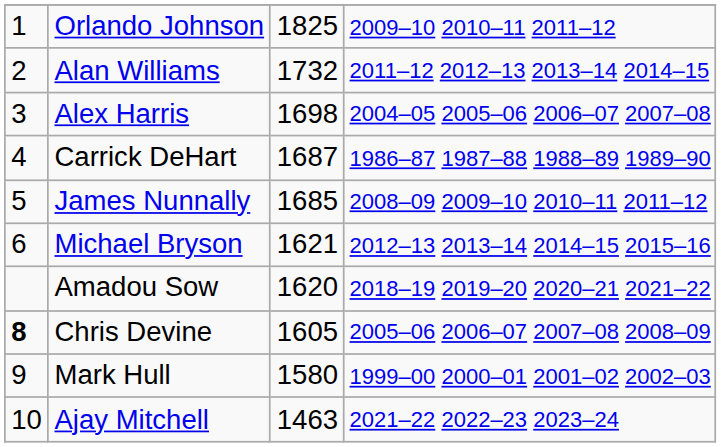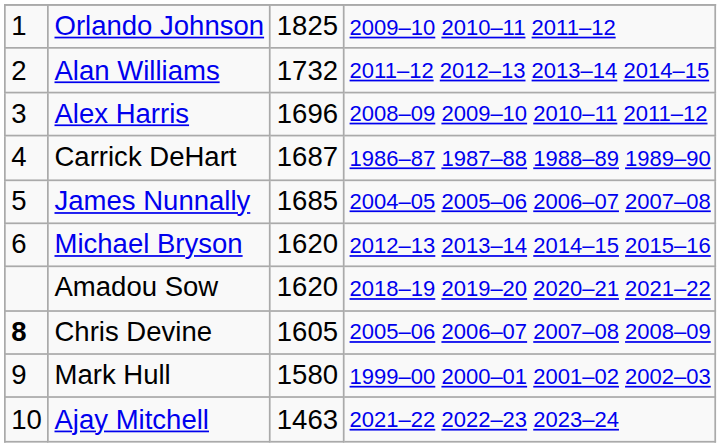(307, 113) 1698 -> (307, 113) 1696
(530, 114) 2004–05 2005–06 2006–07 2007–08 -> (529, 114) 2008–09 2009–10 2010–11 2011–12
(529, 201) 2008–09 2009–10 2010–11 2011–12 -> (530, 201) 2004–05 2005–06 2006–07 2007–08
(307, 244) 1621 -> (307, 244) 1620
